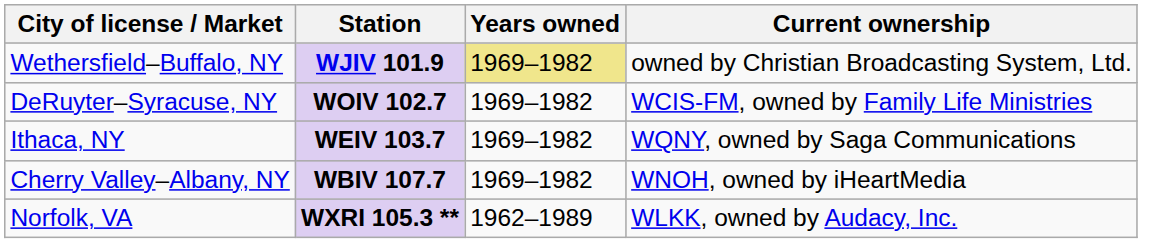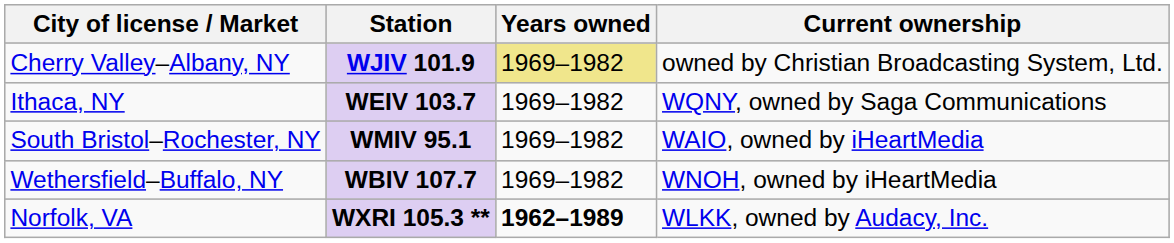(147, 62) Wethersfield–Buffalo, NY -> (150, 62) Cherry Valley–Albany, NY
- row: (380, 101)
+ row: (411, 140)
(150, 179) Cherry Valley–Albany, NY -> (147, 179) Wethersfield–Buffalo, NY
(531, 218) normal -> (562, 218) bold
